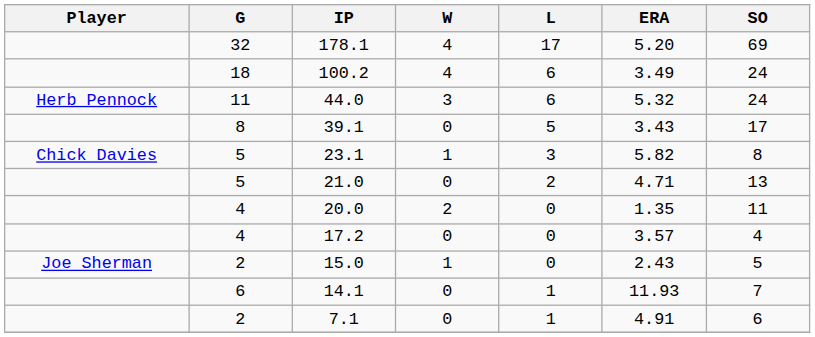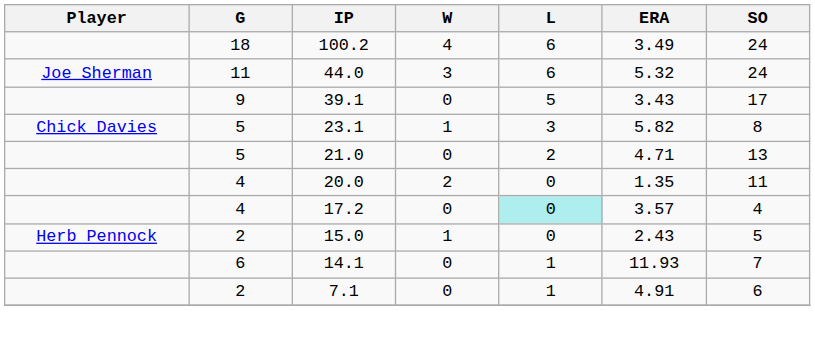- row: (344, 46)
(97, 100) Herb Pennock -> (97, 73) Joe Sherman
(240, 128) 8 -> (240, 100) 9
(551, 237) no background -> (551, 210) paleturquoise background
(97, 264) Joe Sherman -> (97, 237) Herb Pennock
